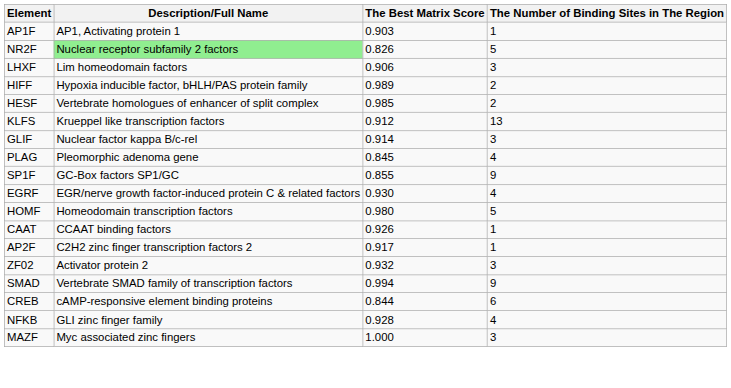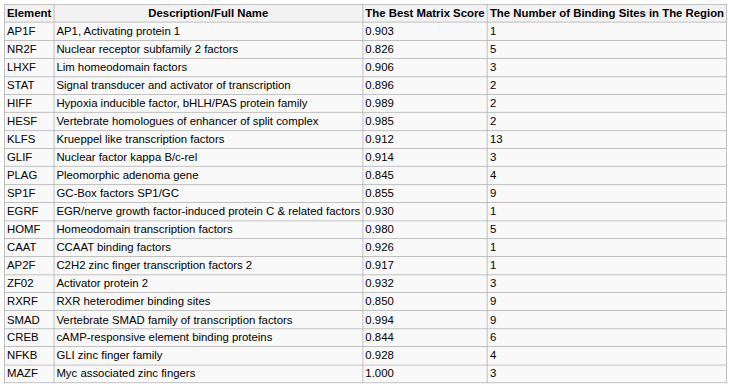(147, 49) lightgreen background -> (147, 49) no background
+ row: (21, 85)
(493, 193) 4 -> (493, 211) 1
+ row: (22, 301)
